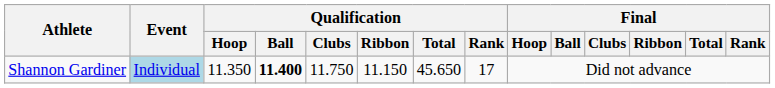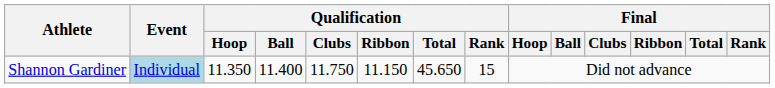(280, 69) bold -> (281, 69) normal
(486, 69) 17 -> (487, 69) 15
